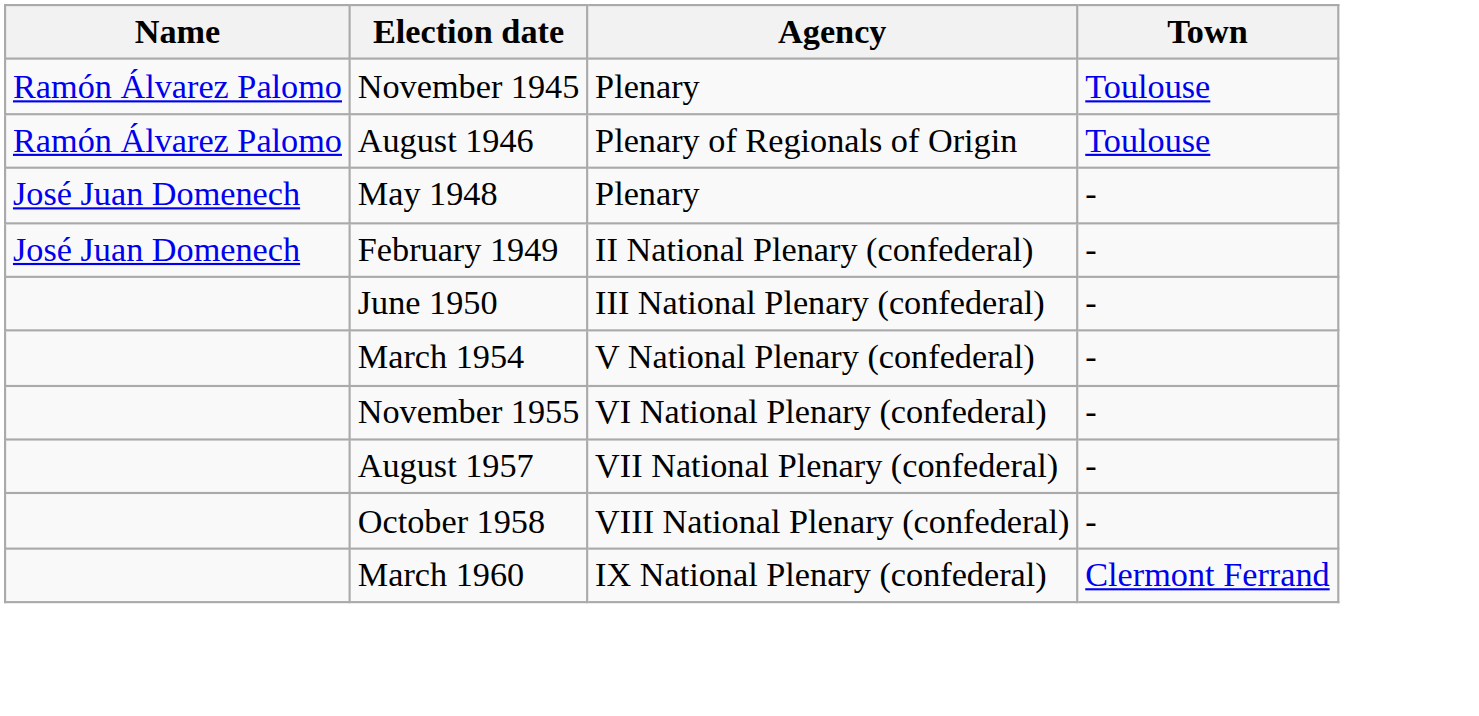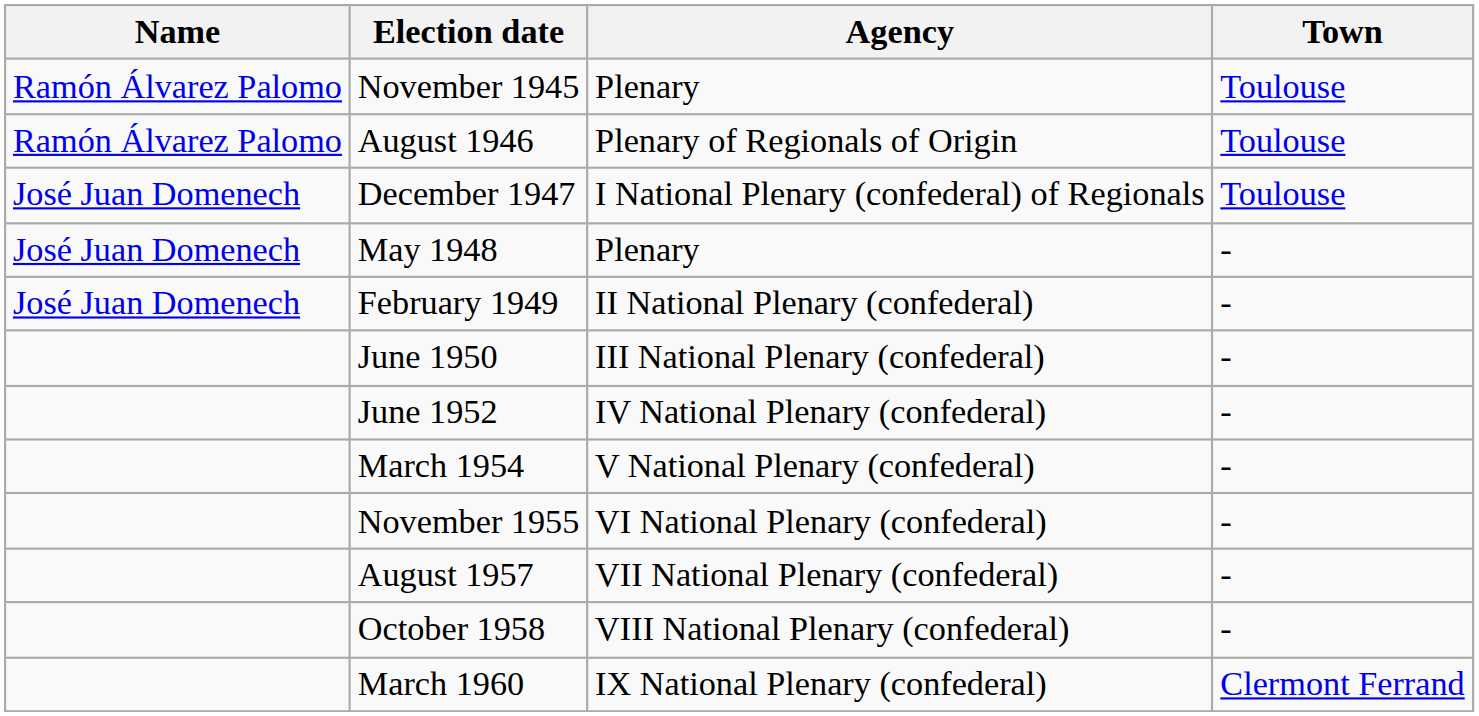+ row: (467, 194)
+ row: (428, 411)
